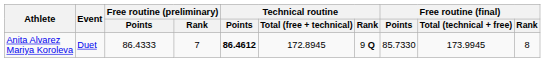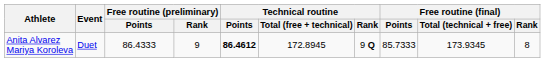(197, 45) 7 -> (197, 45) 9
(399, 45) 85.7330 -> (399, 45) 85.7333
(466, 45) 173.9945 -> (466, 45) 173.9345
